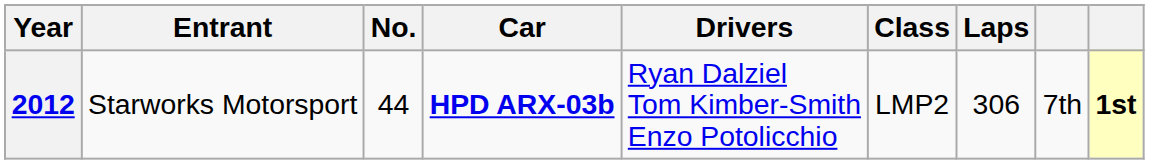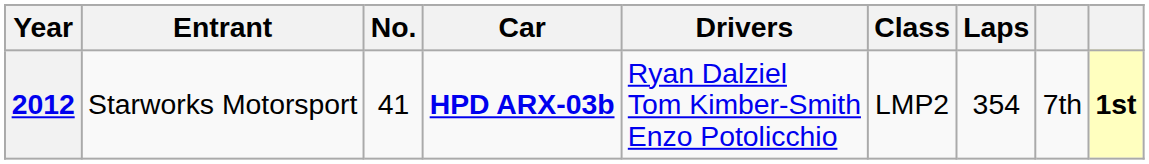(394, 104) 44 -> (394, 104) 41
(996, 104) 306 -> (996, 104) 354
